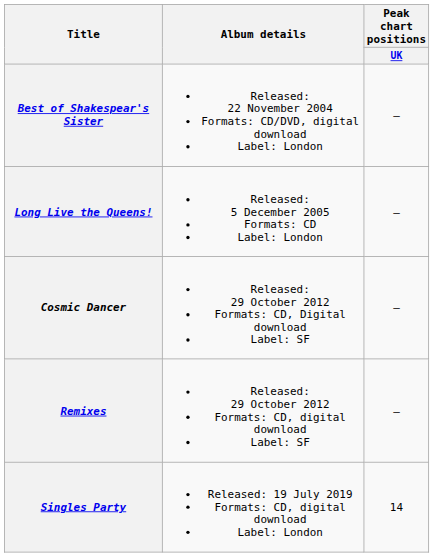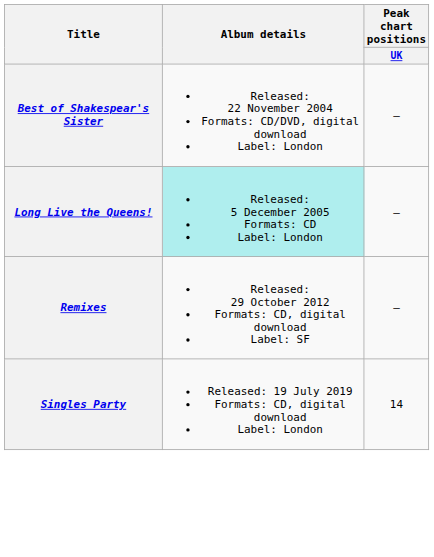(263, 218) no background -> (263, 218) paleturquoise background
- row: (83, 308)
